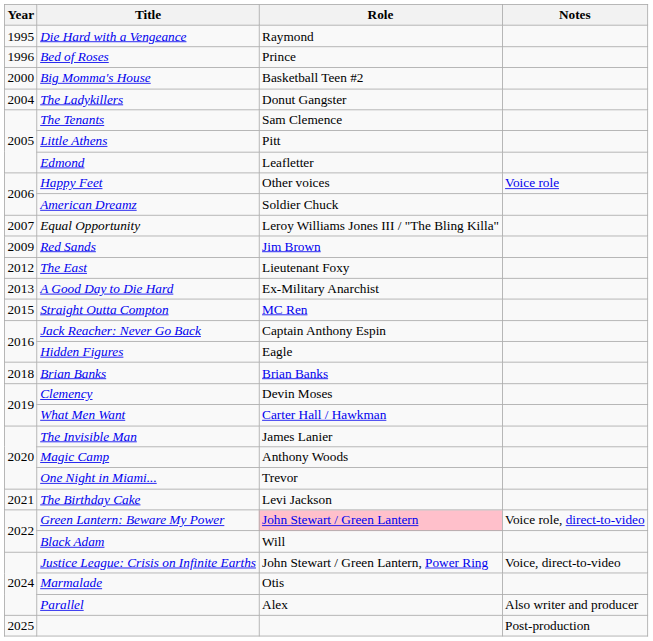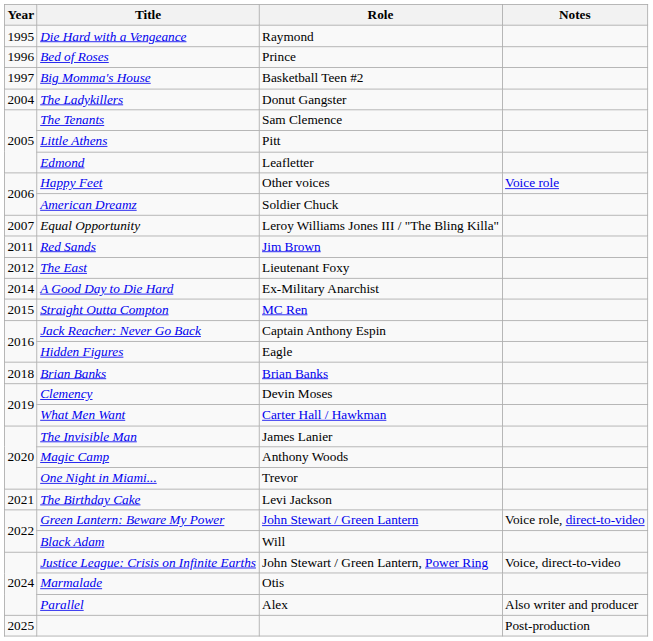(21, 78) 2000 -> (21, 78) 1997
(21, 246) 2009 -> (21, 246) 2011
(21, 288) 2013 -> (21, 288) 2014
(340, 520) pink background -> (340, 520) no background
